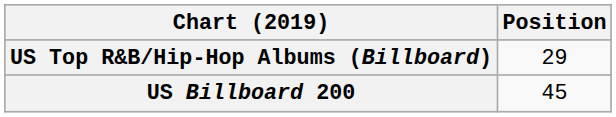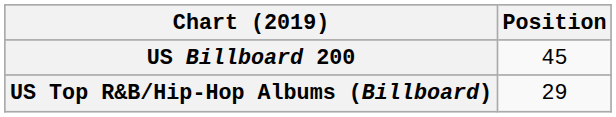rows swapped: (251, 93) <-> (251, 58)
